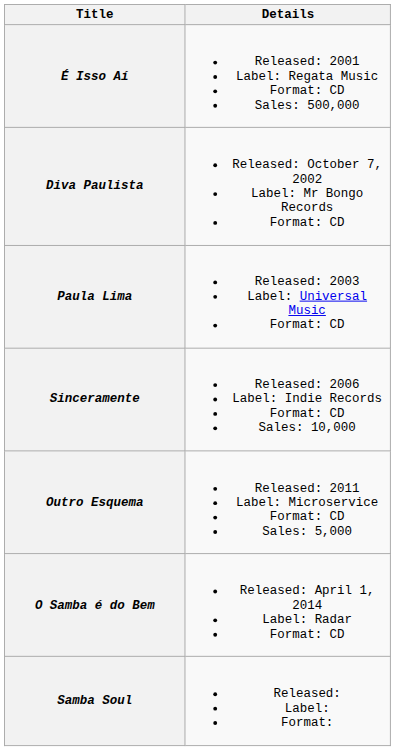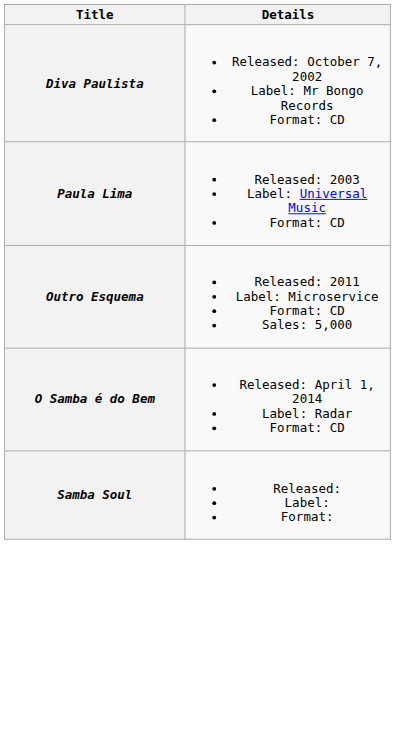- row: (95, 76)
- row: (95, 399)
